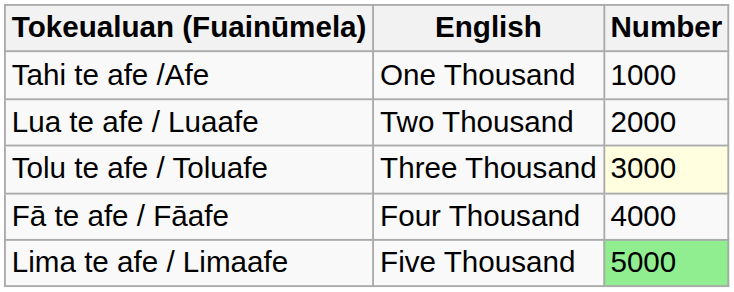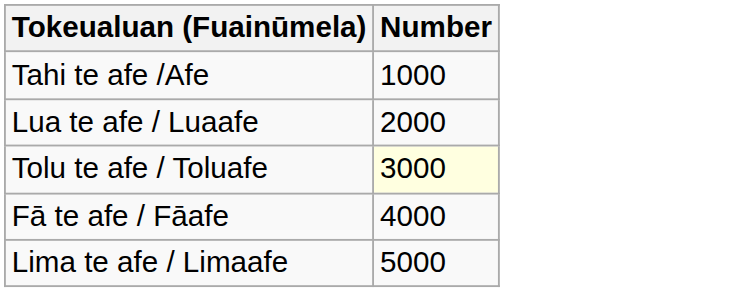- column: (488, 27)
(643, 262) lightgreen background -> (413, 262) no background
